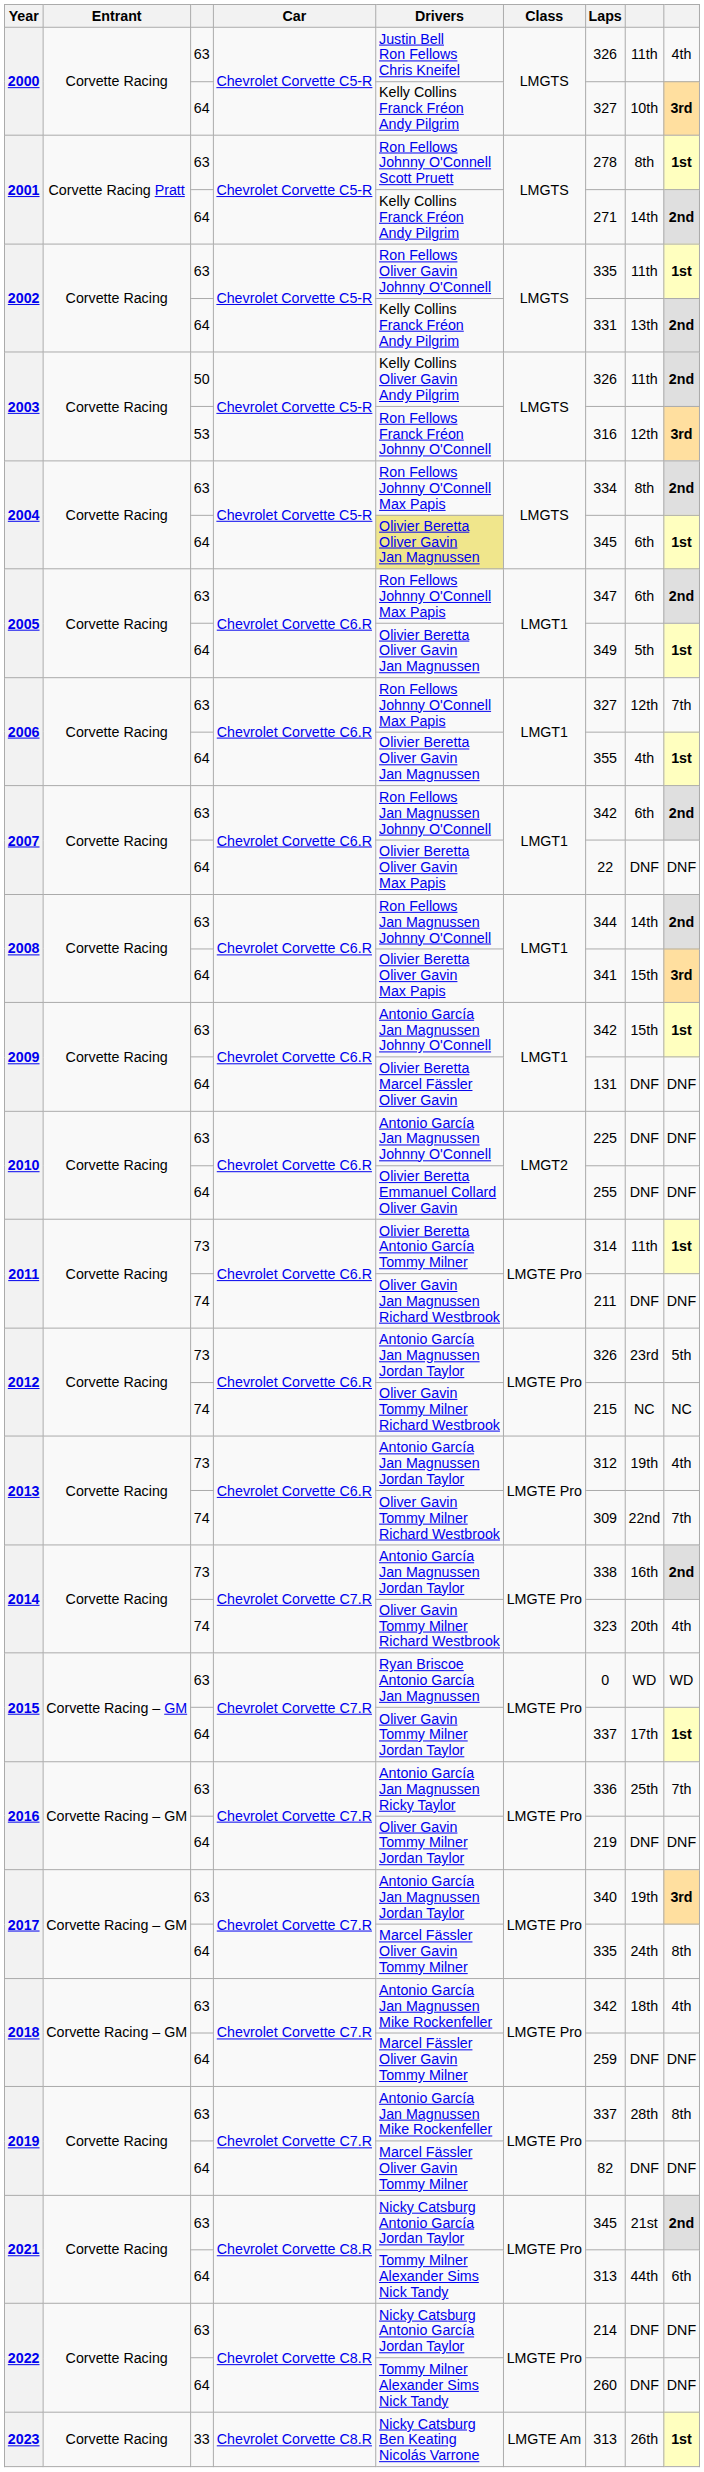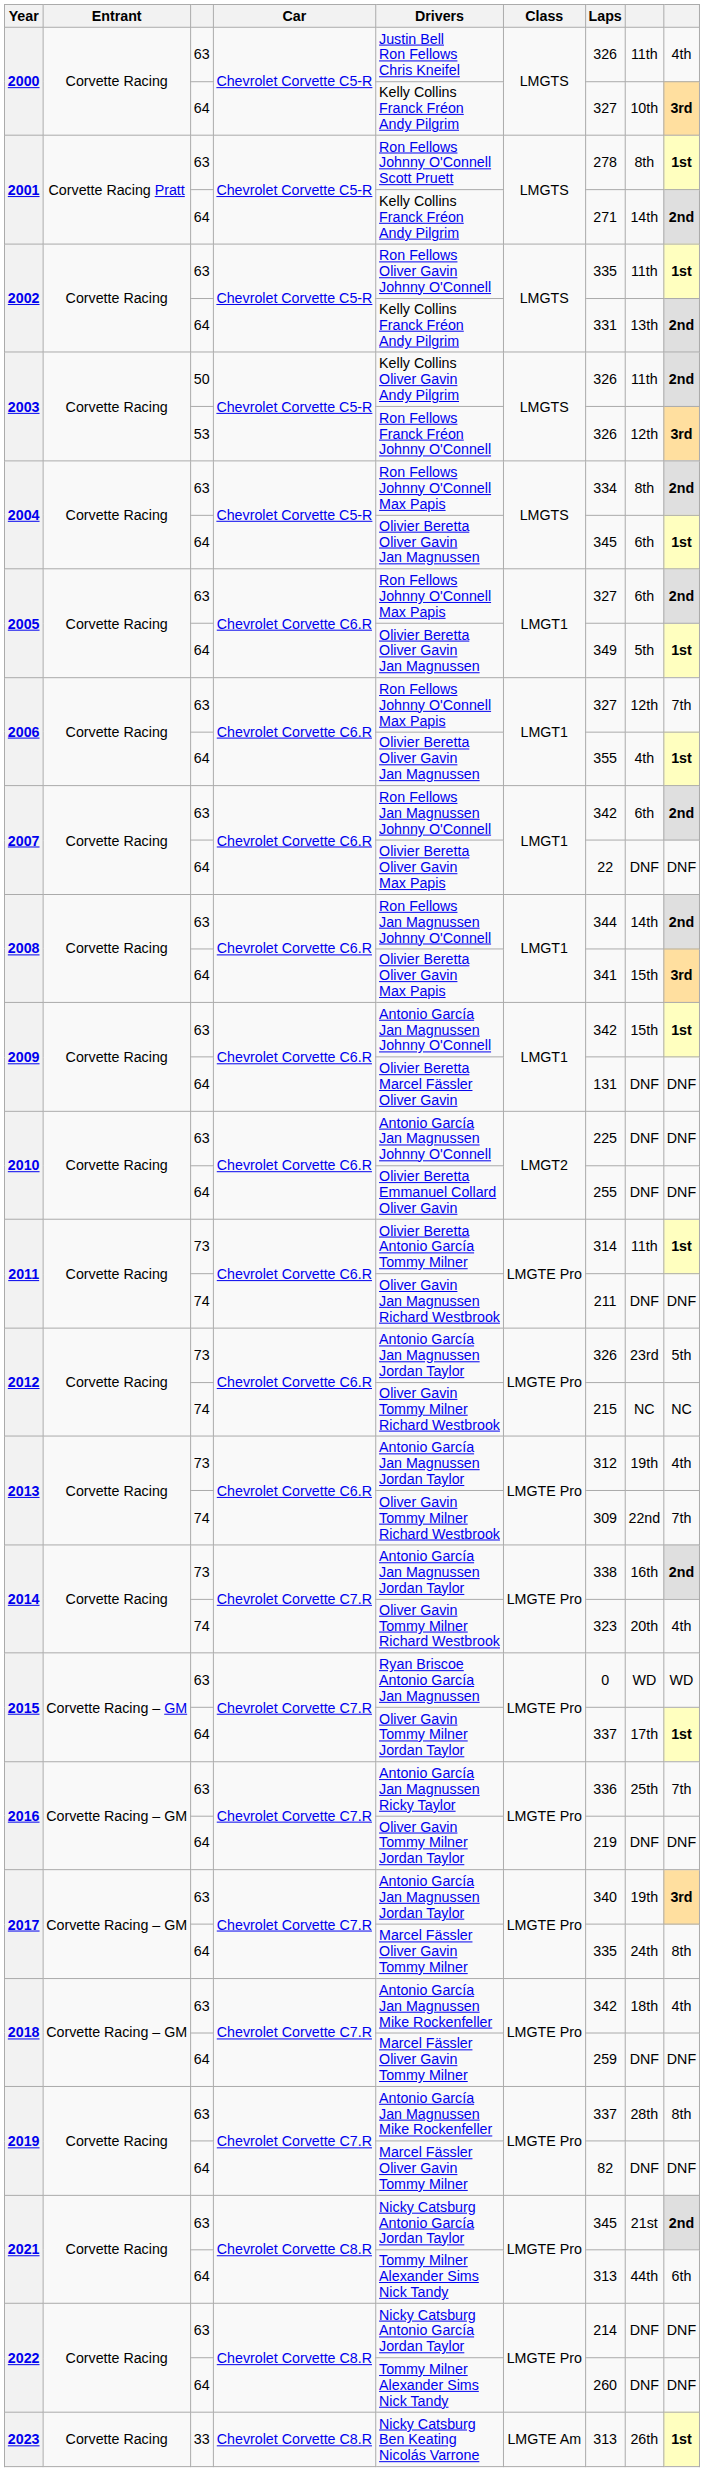(605, 434) 316 -> (605, 434) 326
(429, 542) khaki background -> (429, 542) no background
(605, 597) 347 -> (605, 597) 327
